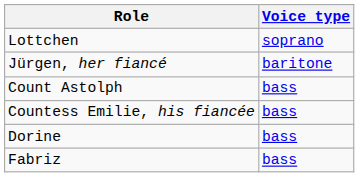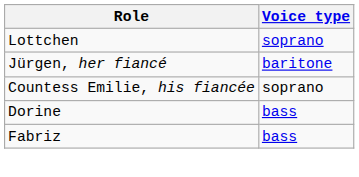- row: (65, 88)
(280, 112) bass -> (293, 88) soprano
